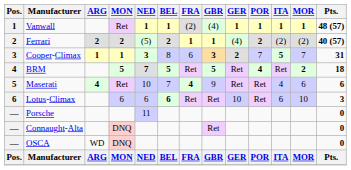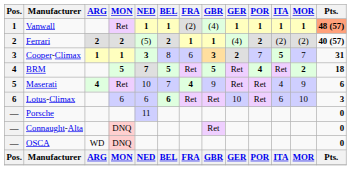(331, 25) no background -> (331, 25) lightsalmon background
(303, 84) 6 -> (303, 84) 9
